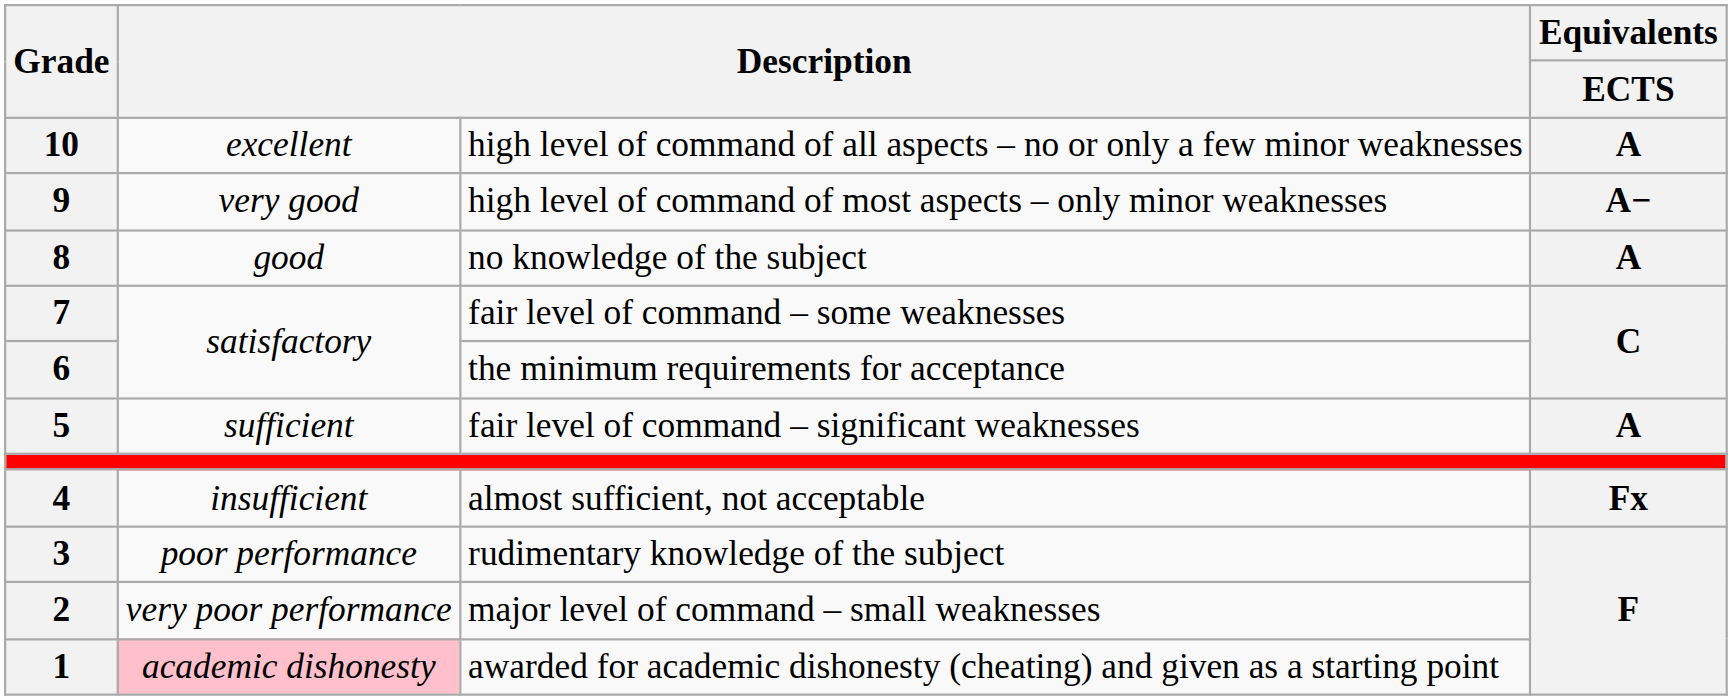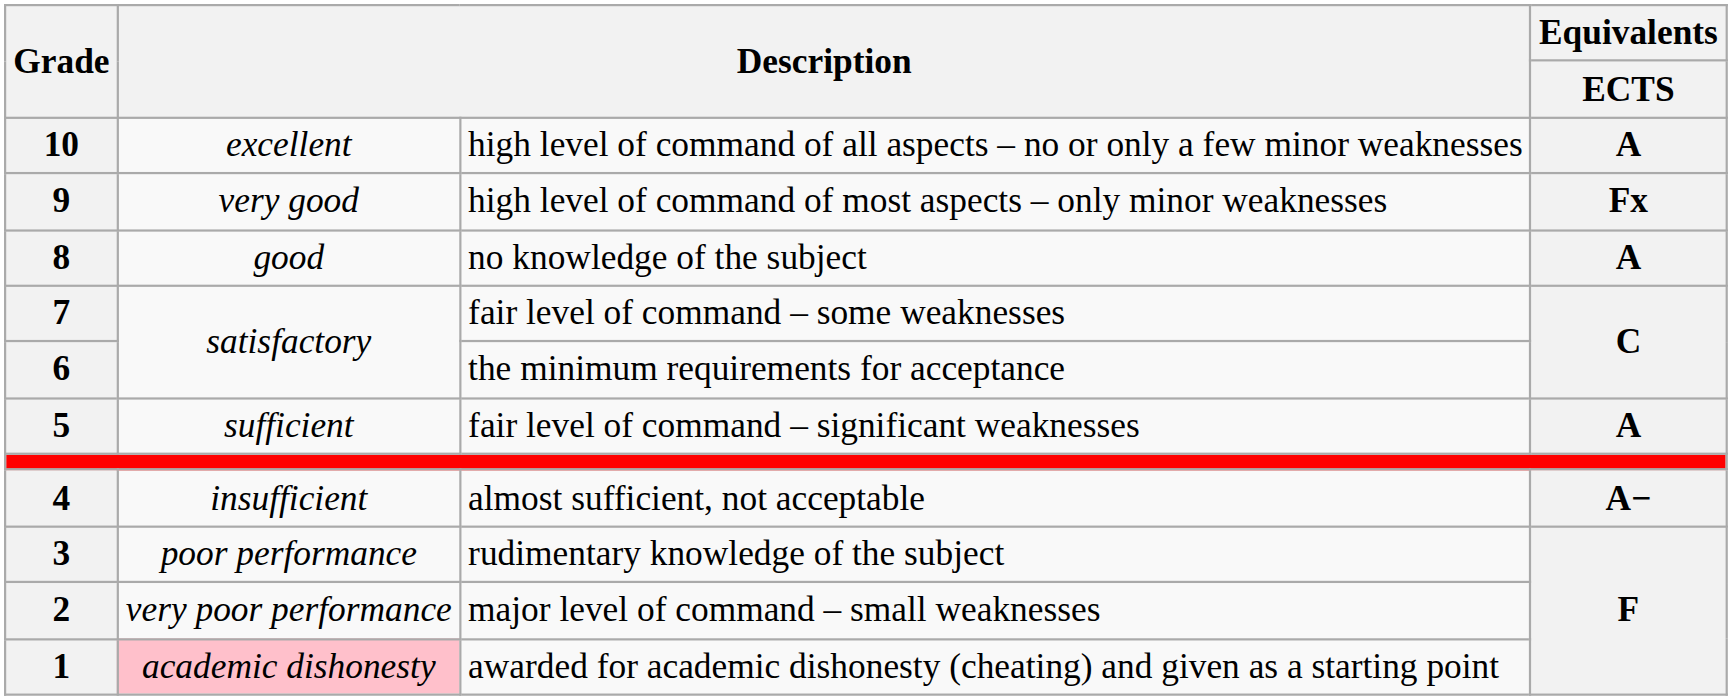(1628, 200) A− -> (1628, 200) Fx
(1628, 497) Fx -> (1628, 497) A−
